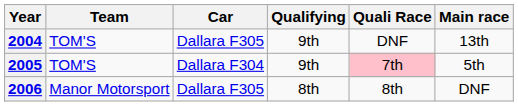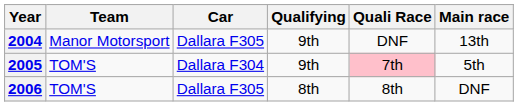(73, 41) TOM'S -> (109, 41) Manor Motorsport
(109, 89) Manor Motorsport -> (73, 89) TOM'S
